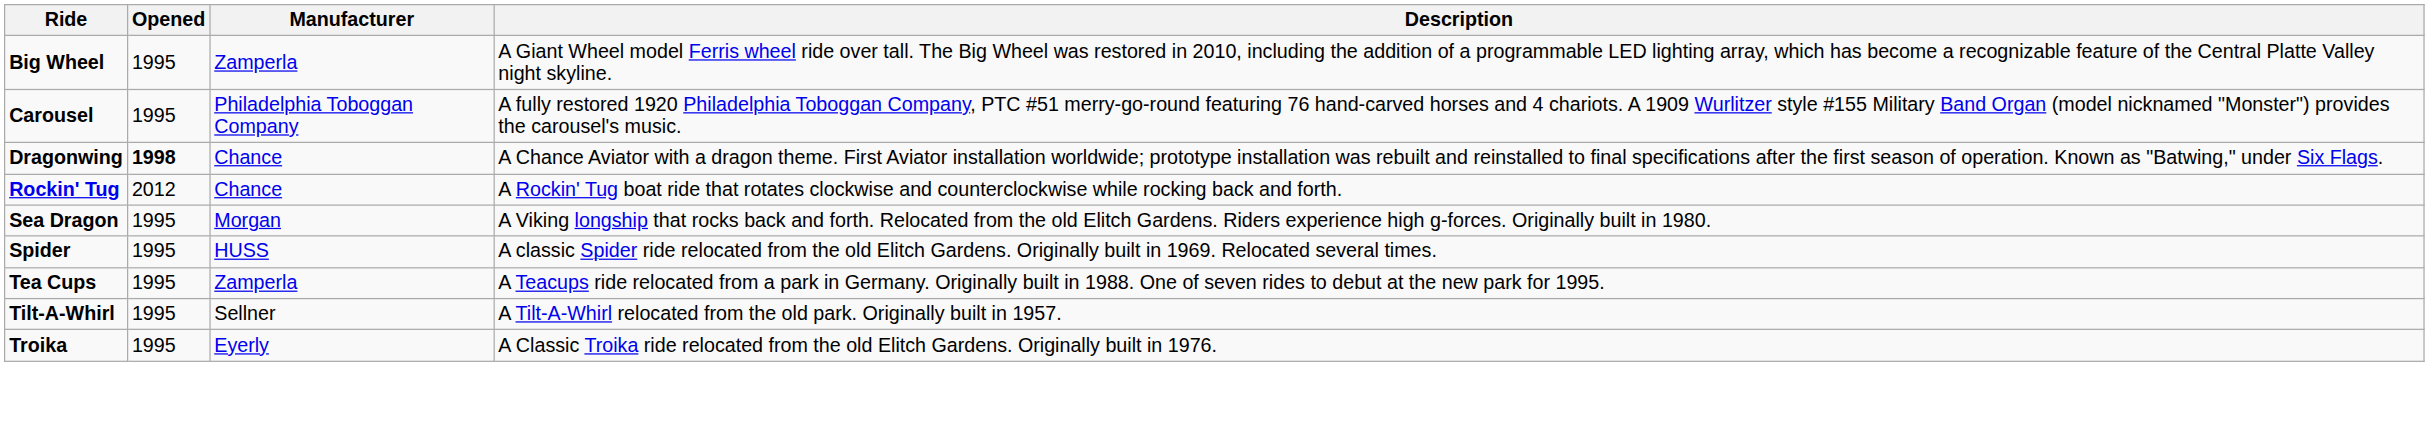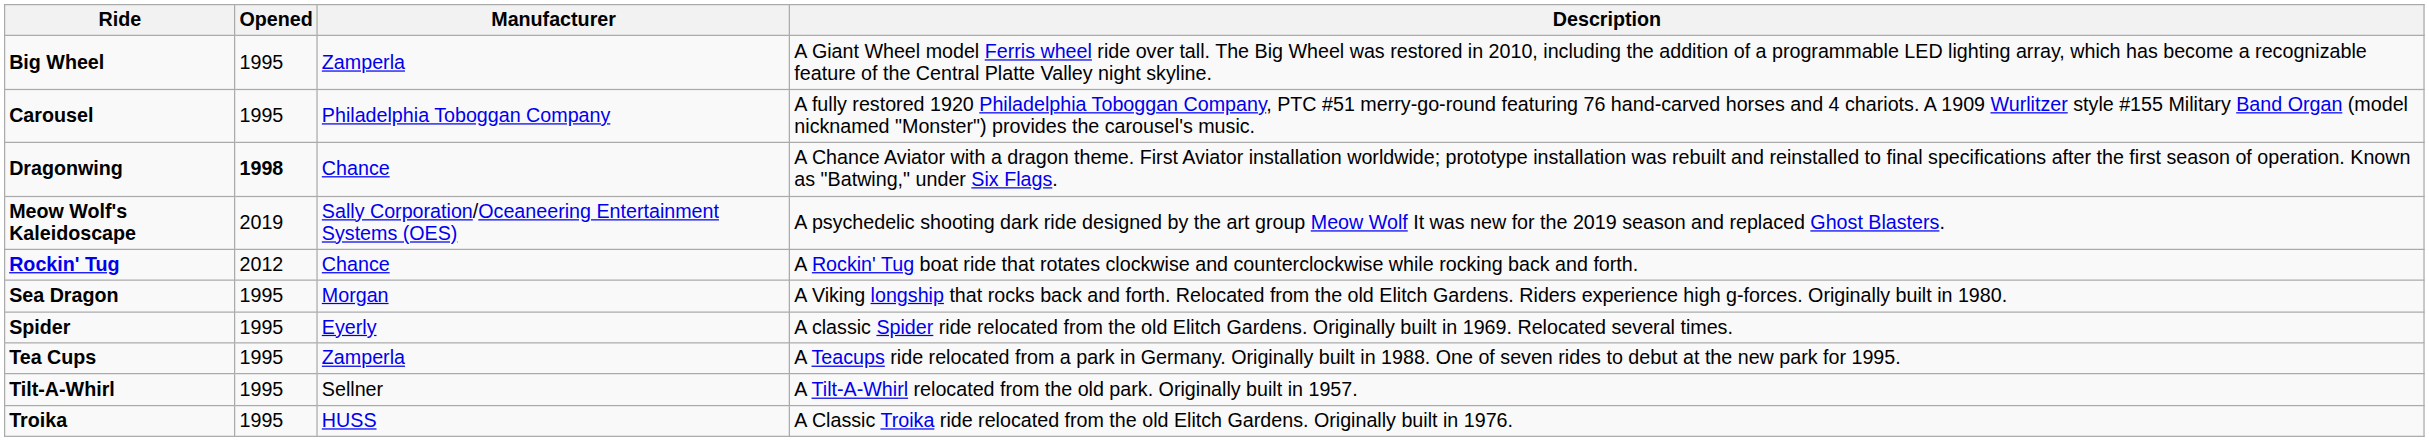+ row: (73, 222)
(242, 251) HUSS -> (349, 327) Eyerly
(242, 345) Eyerly -> (349, 420) HUSS
